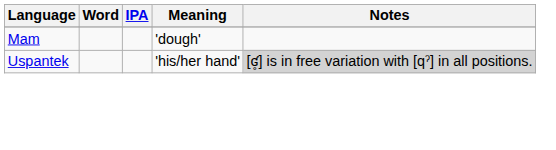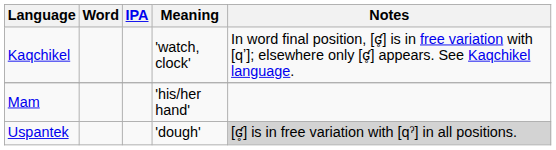+ row: (39, 54)
(178, 38) 'dough' -> (178, 102) 'his/her hand'
(198, 61) 'his/her hand' -> (178, 133) 'dough'
